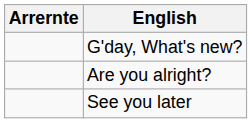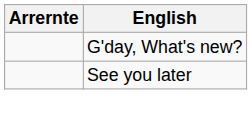- row: (149, 74)
